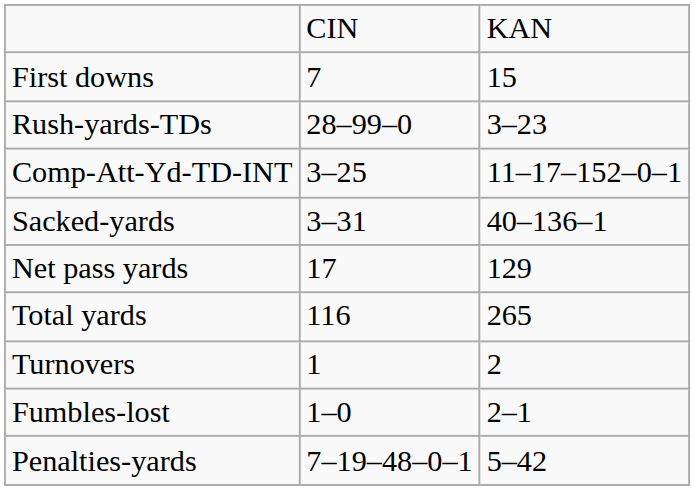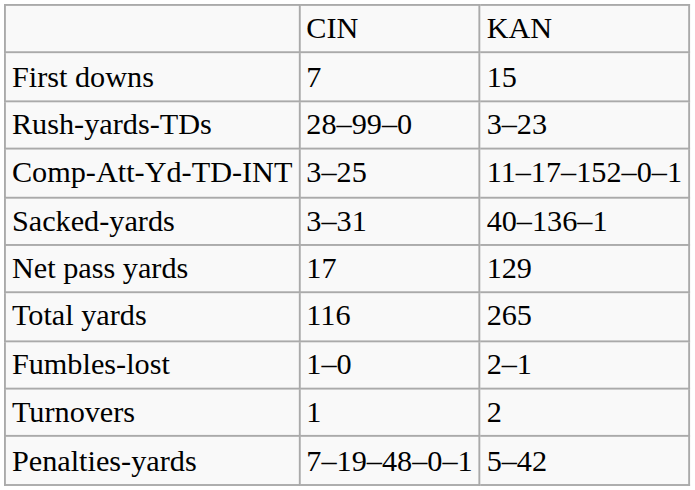rows swapped: (91, 412) <-> (74, 364)
